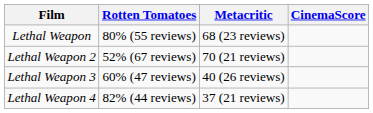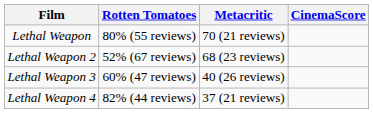(244, 35) 68 (23 reviews) -> (244, 35) 70 (21 reviews)
(244, 56) 70 (21 reviews) -> (244, 56) 68 (23 reviews)
